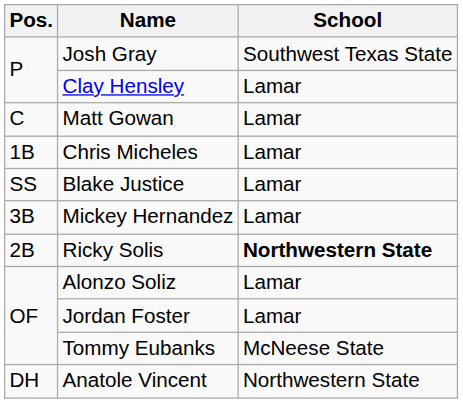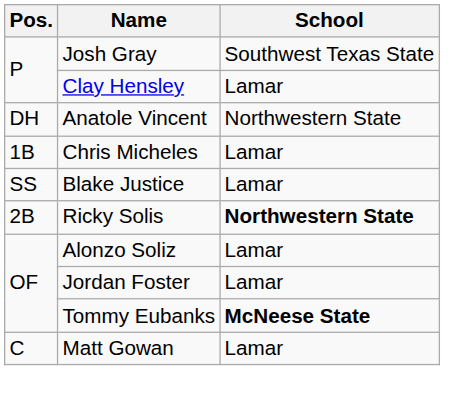rows swapped: (118, 119) <-> (135, 380)
- row: (148, 217)
(314, 348) normal -> (297, 315) bold
